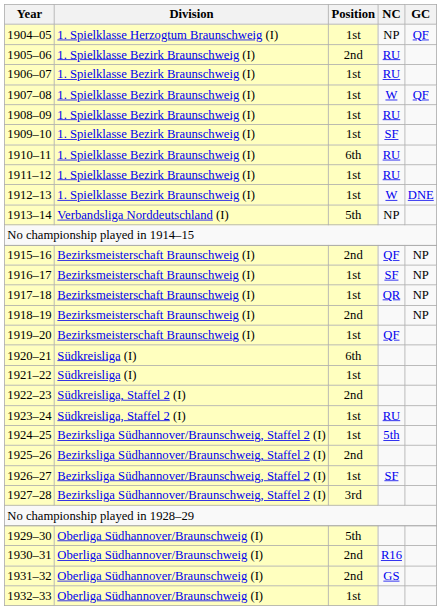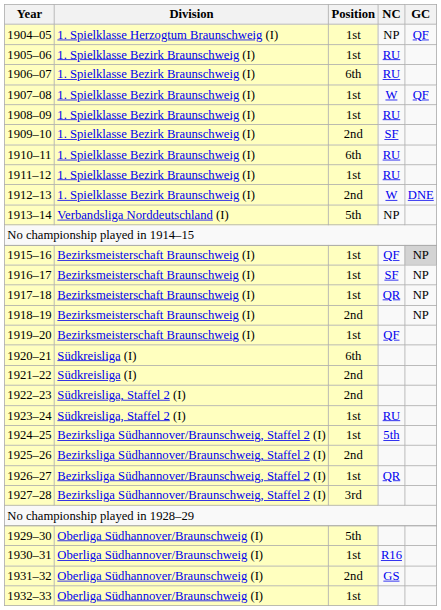(353, 54) 2nd -> (353, 54) 1st
(353, 74) 1st -> (353, 74) 6th
(353, 134) 1st -> (353, 134) 2nd
(353, 194) 1st -> (353, 194) 2nd
(353, 255) 2nd -> (353, 255) 1st
(421, 255) no background -> (421, 255) lightgrey background
(353, 375) 1st -> (353, 375) 2nd
(391, 475) SF -> (391, 475) QR
(353, 555) 2nd -> (353, 555) 1st
